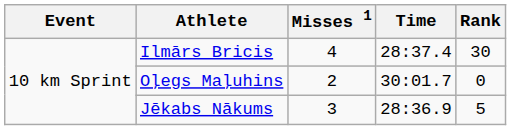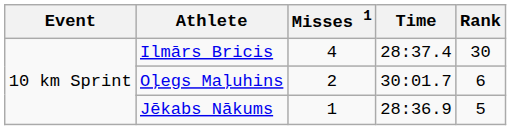(481, 80) 0 -> (481, 80) 6
(332, 109) 3 -> (332, 109) 1
